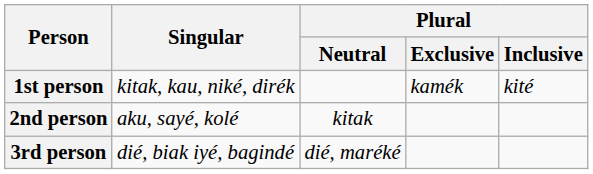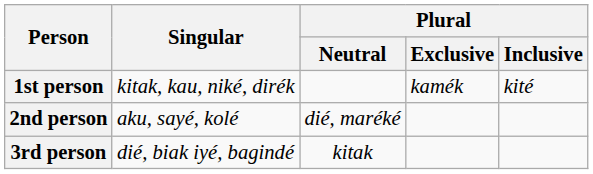(353, 119) kitak -> (353, 119) dié, maréké
(353, 151) dié, maréké -> (353, 151) kitak
